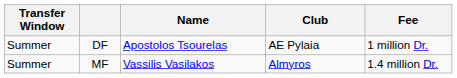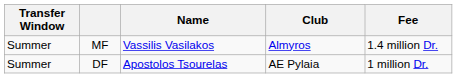rows swapped: (100, 45) <-> (100, 63)
